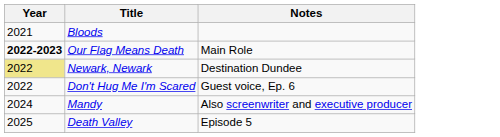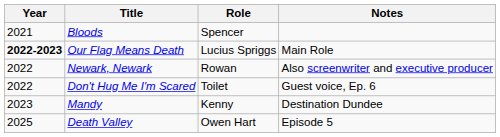+ column: (238, 13)
(20, 68) khaki background -> (20, 68) no background
(251, 68) Destination Dundee -> (387, 68) Also screenwriter and executive producer
(20, 104) 2024 -> (20, 104) 2023
(306, 104) Also screenwriter and executive producer -> (332, 104) Destination Dundee
